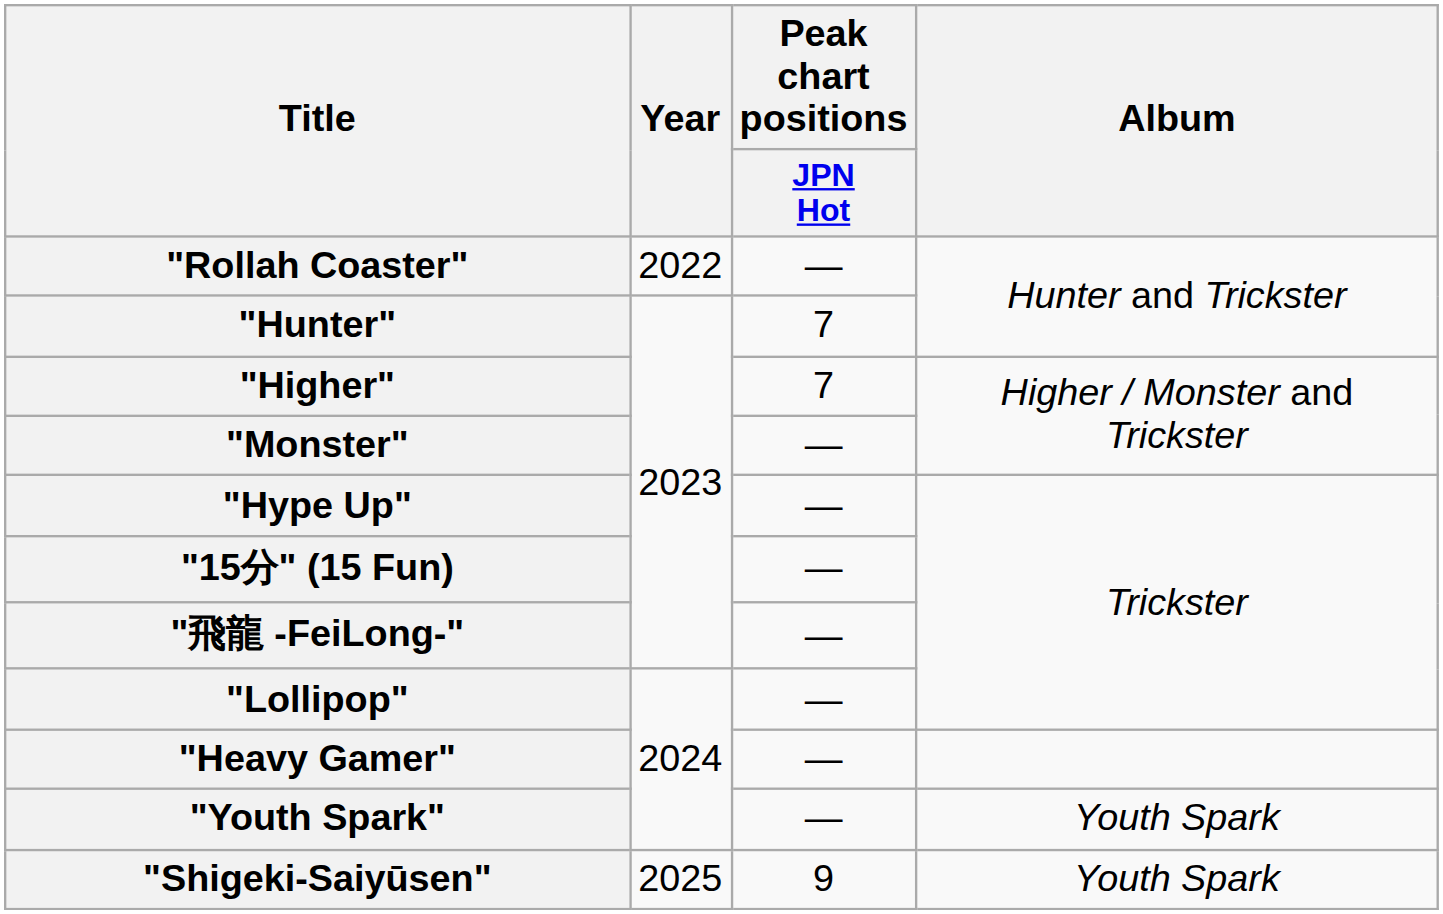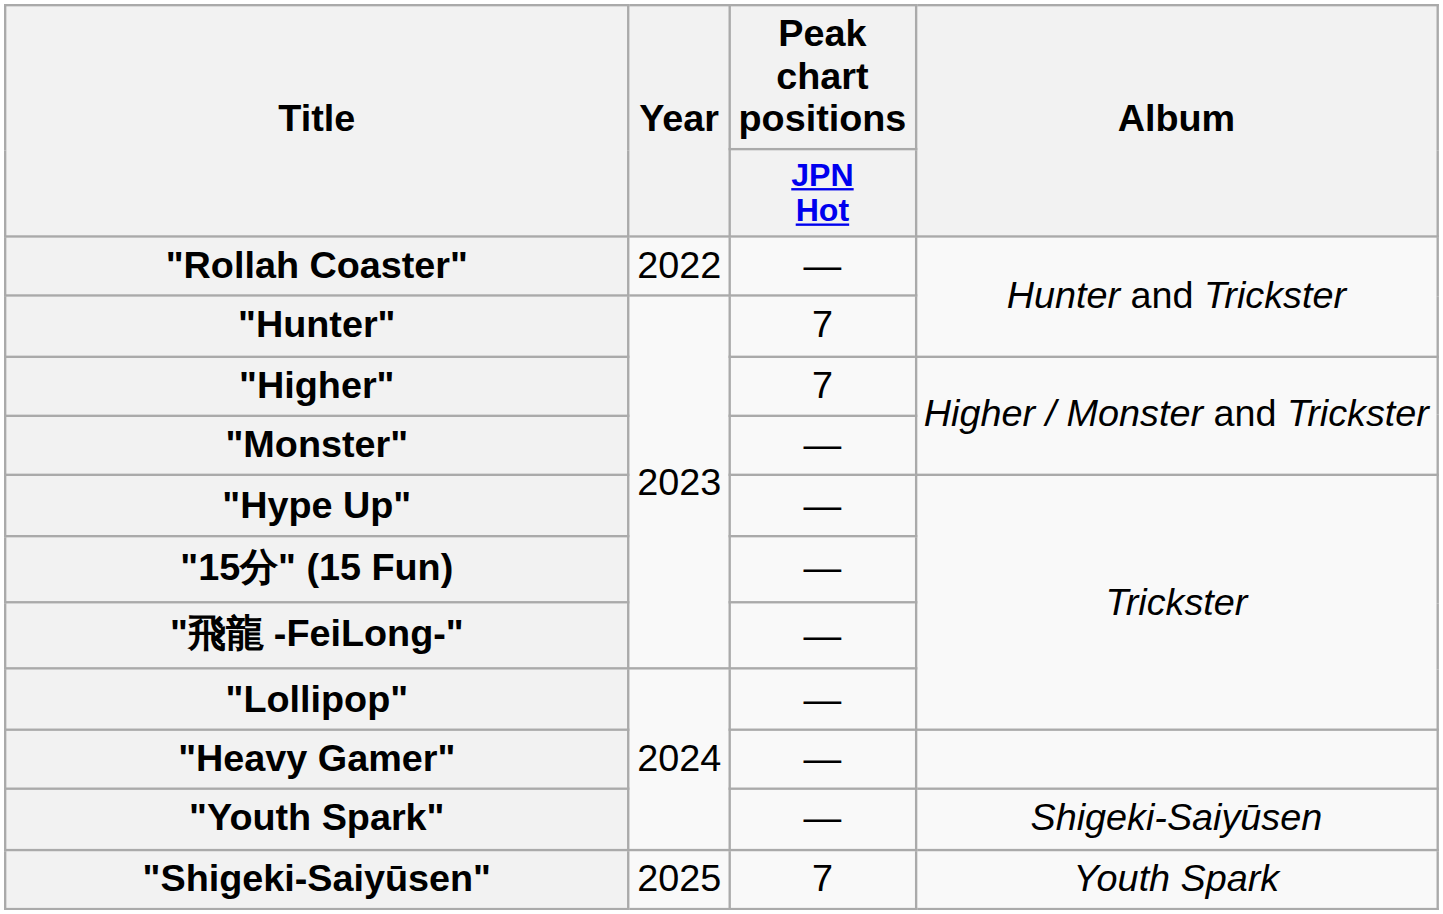(1177, 818) Youth Spark -> (1176, 818) Shigeki-Saiyūsen
(824, 878) 9 -> (822, 878) 7
